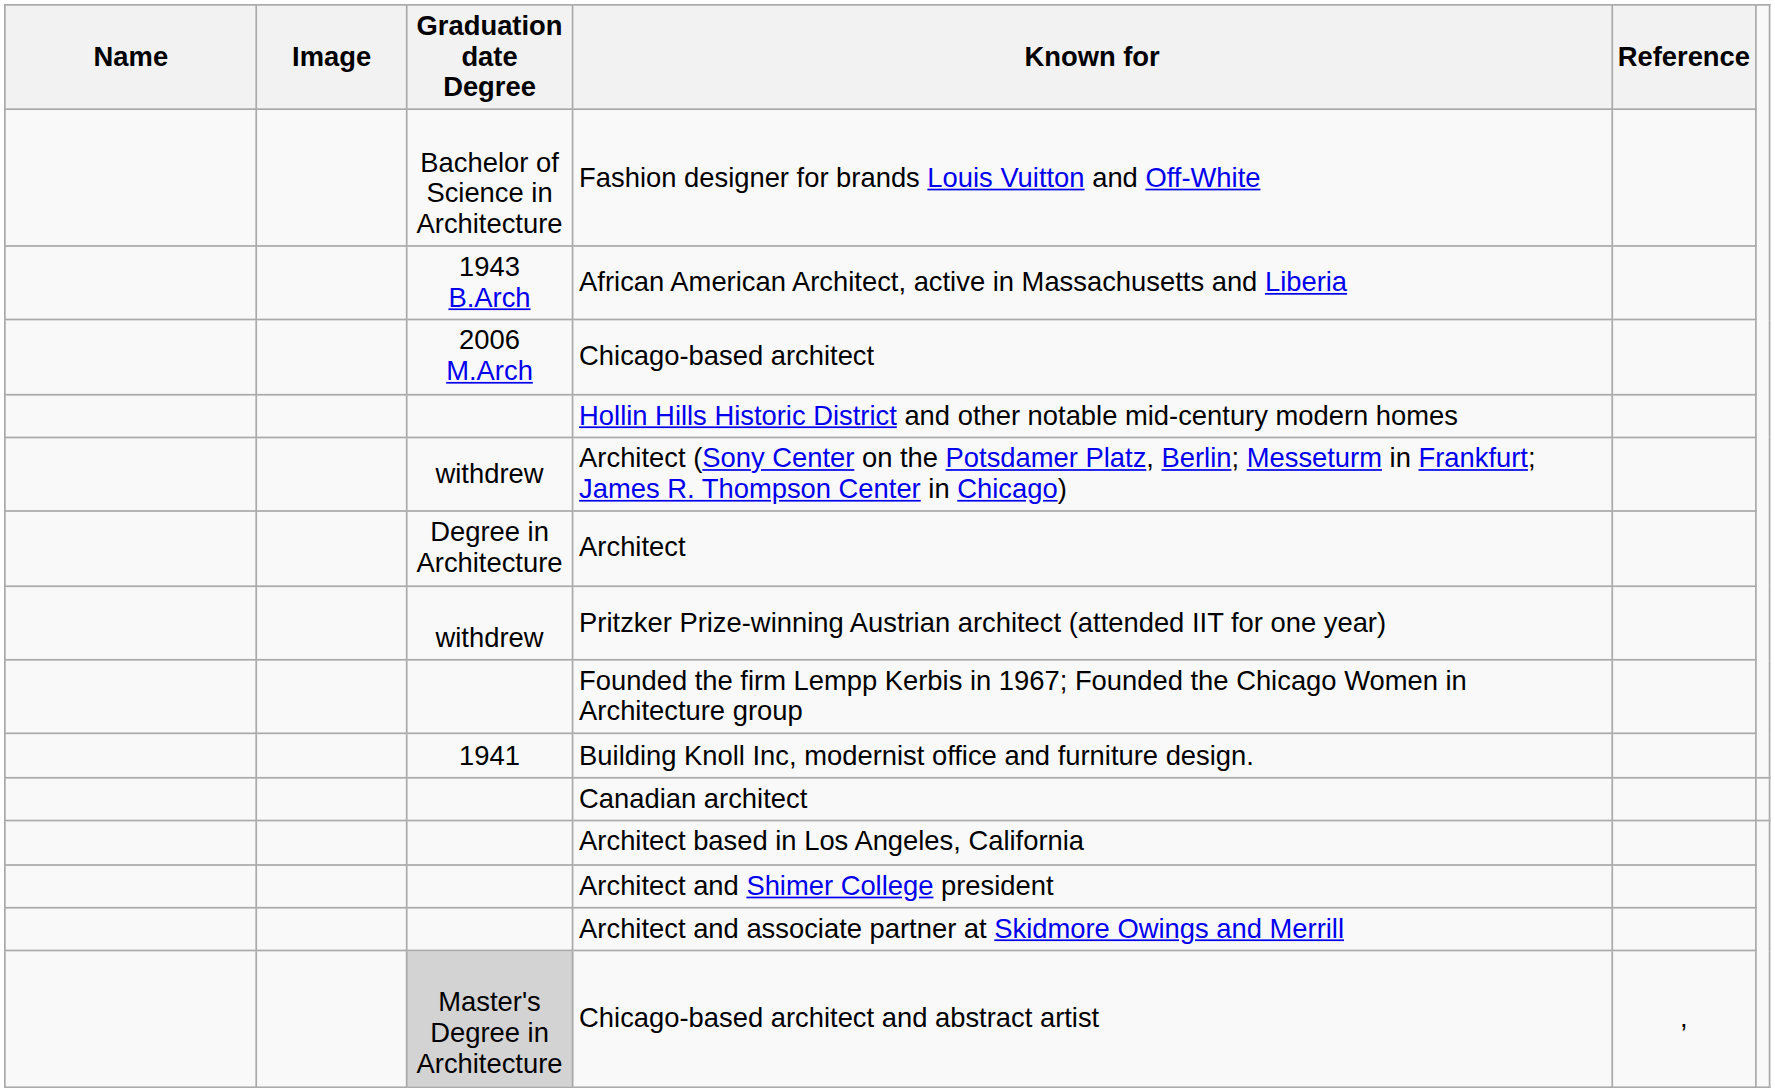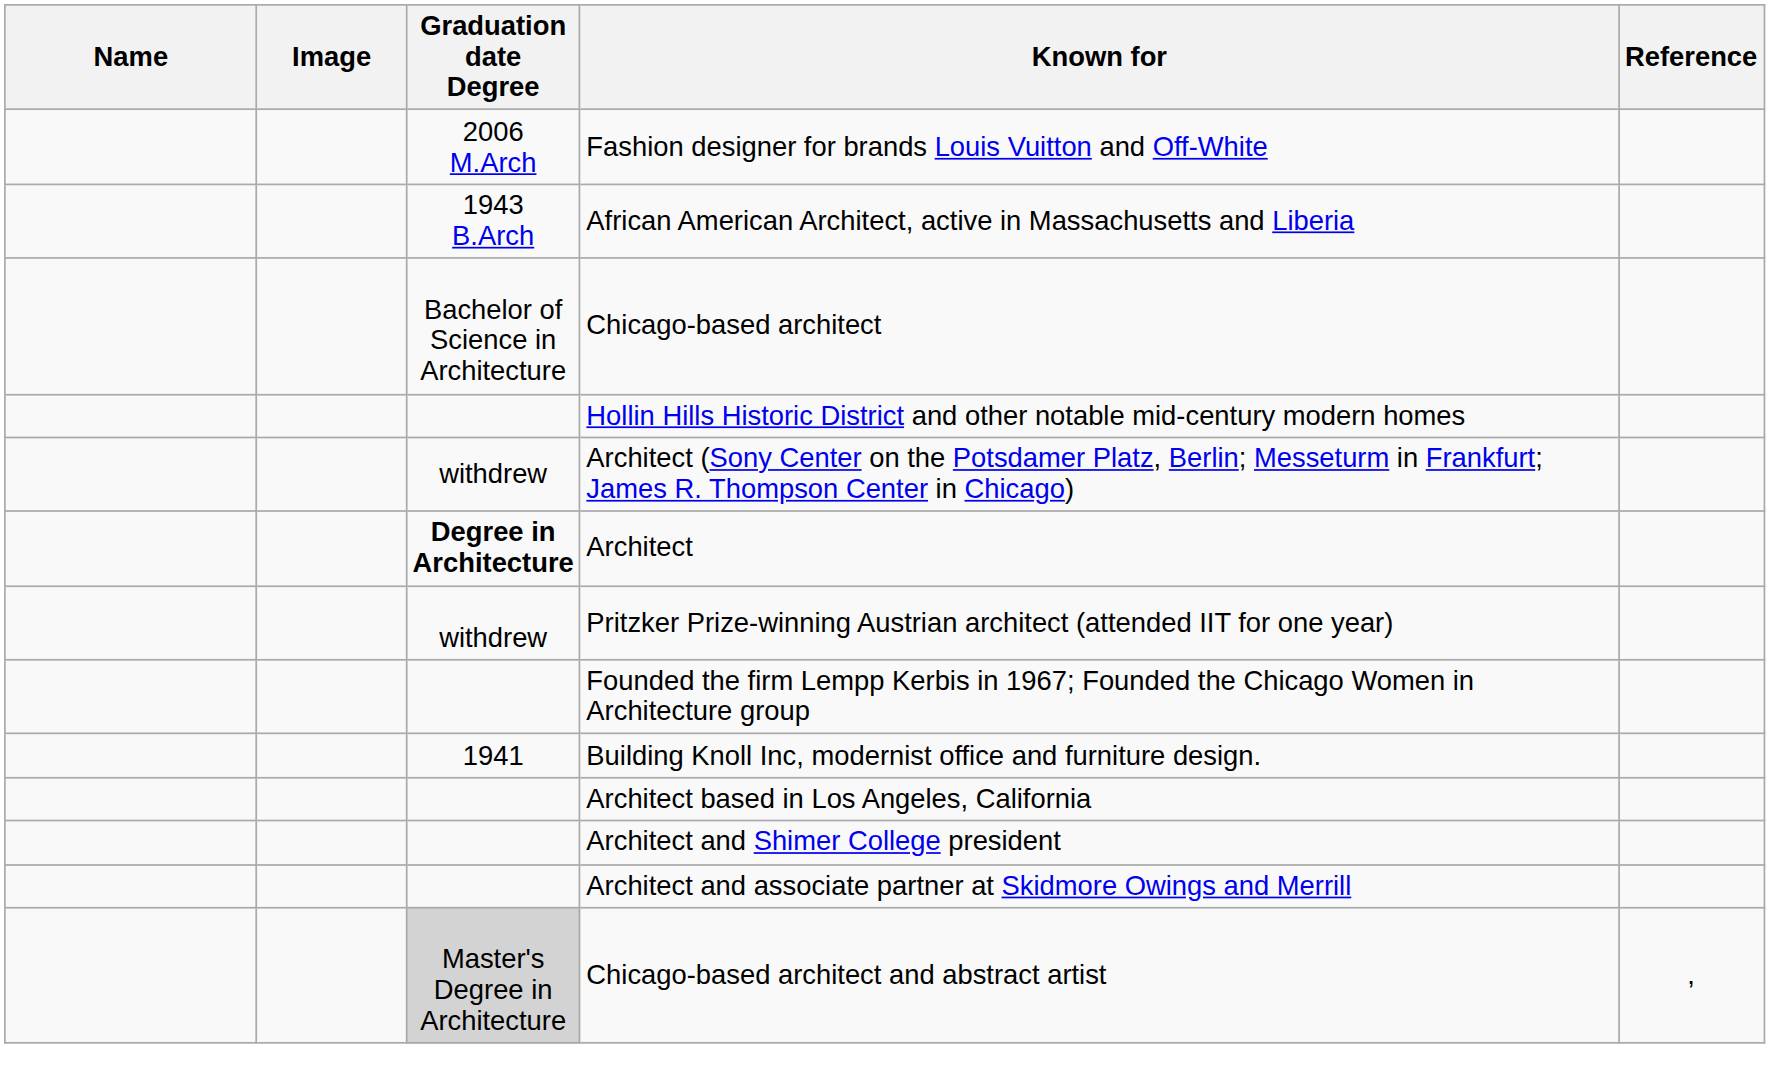(490, 192) Bachelor of Science in Architecture -> (493, 146) 2006 M.Arch
(490, 356) 2006 M.Arch -> (493, 341) Bachelor of Science in Architecture
(490, 548) normal -> (493, 548) bold
- row: (693, 798)
